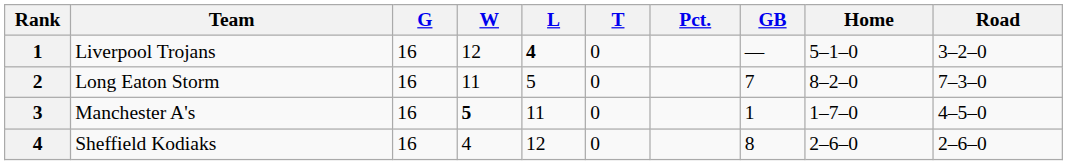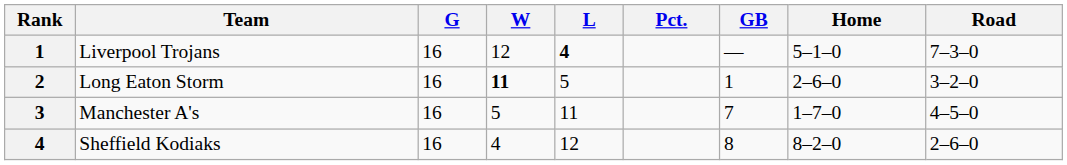- column: (618, 19)
(962, 50) 3–2–0 -> (954, 50) 7–3–0
(471, 81) normal -> (500, 81) bold
(750, 81) 7 -> (729, 81) 1
(834, 81) 8–2–0 -> (817, 81) 2–6–0
(962, 81) 7–3–0 -> (954, 81) 3–2–0
(466, 112) bold -> (496, 112) normal
(750, 112) 1 -> (729, 112) 7
(834, 143) 2–6–0 -> (817, 143) 8–2–0
